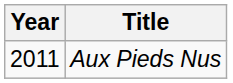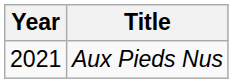(35, 59) 2011 -> (36, 59) 2021
